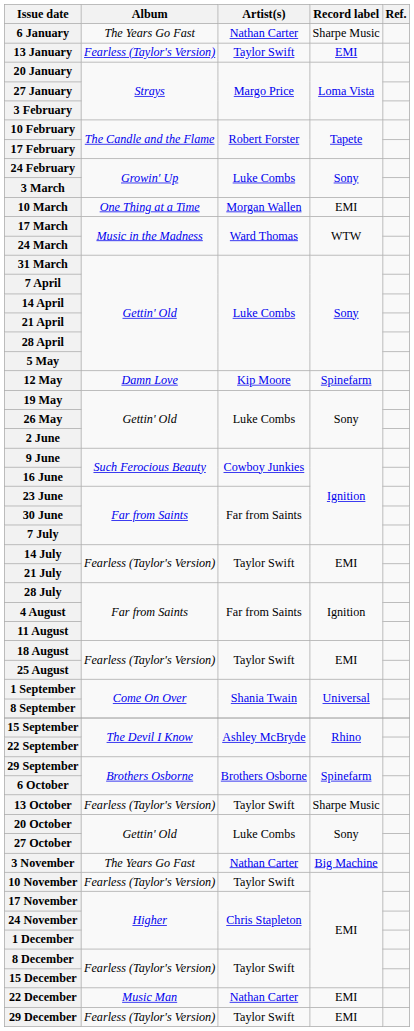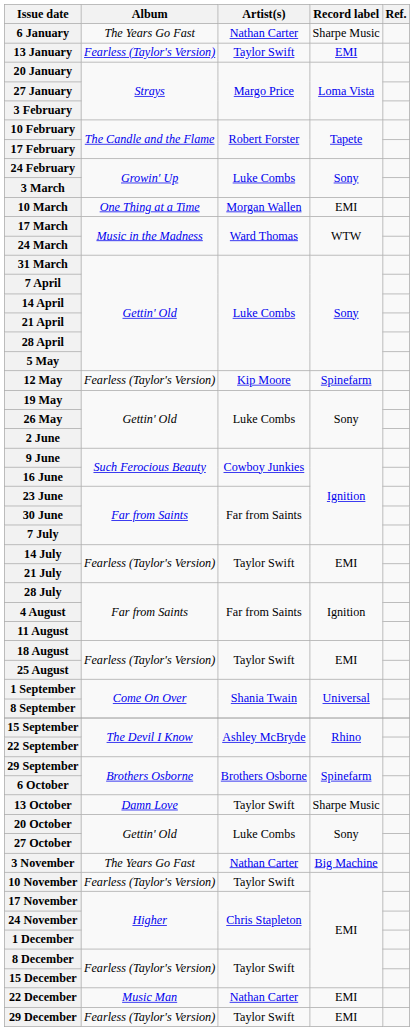(150, 380) Damn Love -> (150, 380) Fearless (Taylor's Version)
(150, 804) Fearless (Taylor's Version) -> (150, 804) Damn Love
